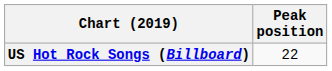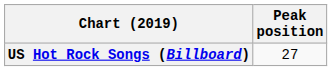(290, 55) 22 -> (290, 55) 27
